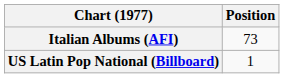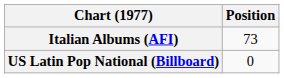(250, 61) 1 -> (250, 61) 0
